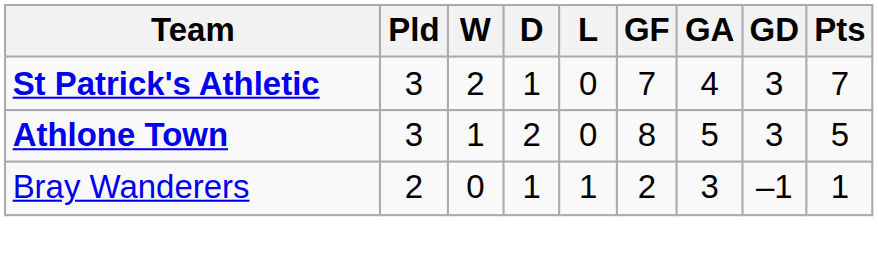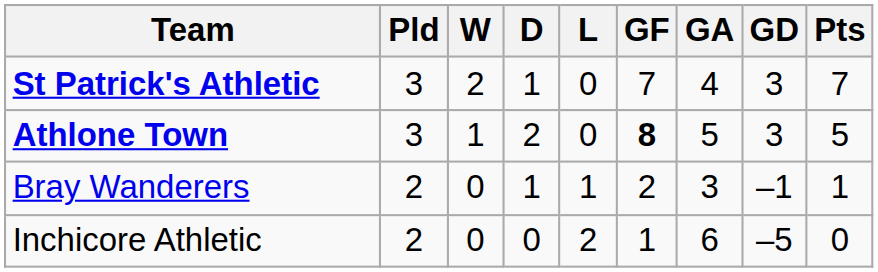(647, 135) normal -> (647, 135) bold
+ row: (137, 239)
